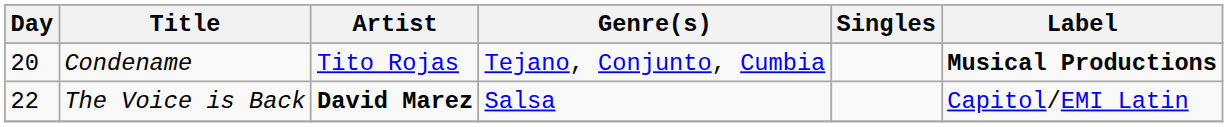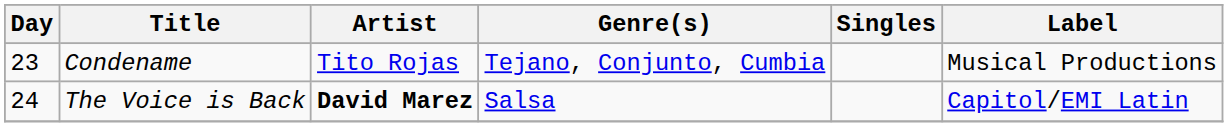(25, 63) 20 -> (25, 63) 23
(1082, 63) bold -> (1082, 63) normal
(25, 101) 22 -> (25, 101) 24
